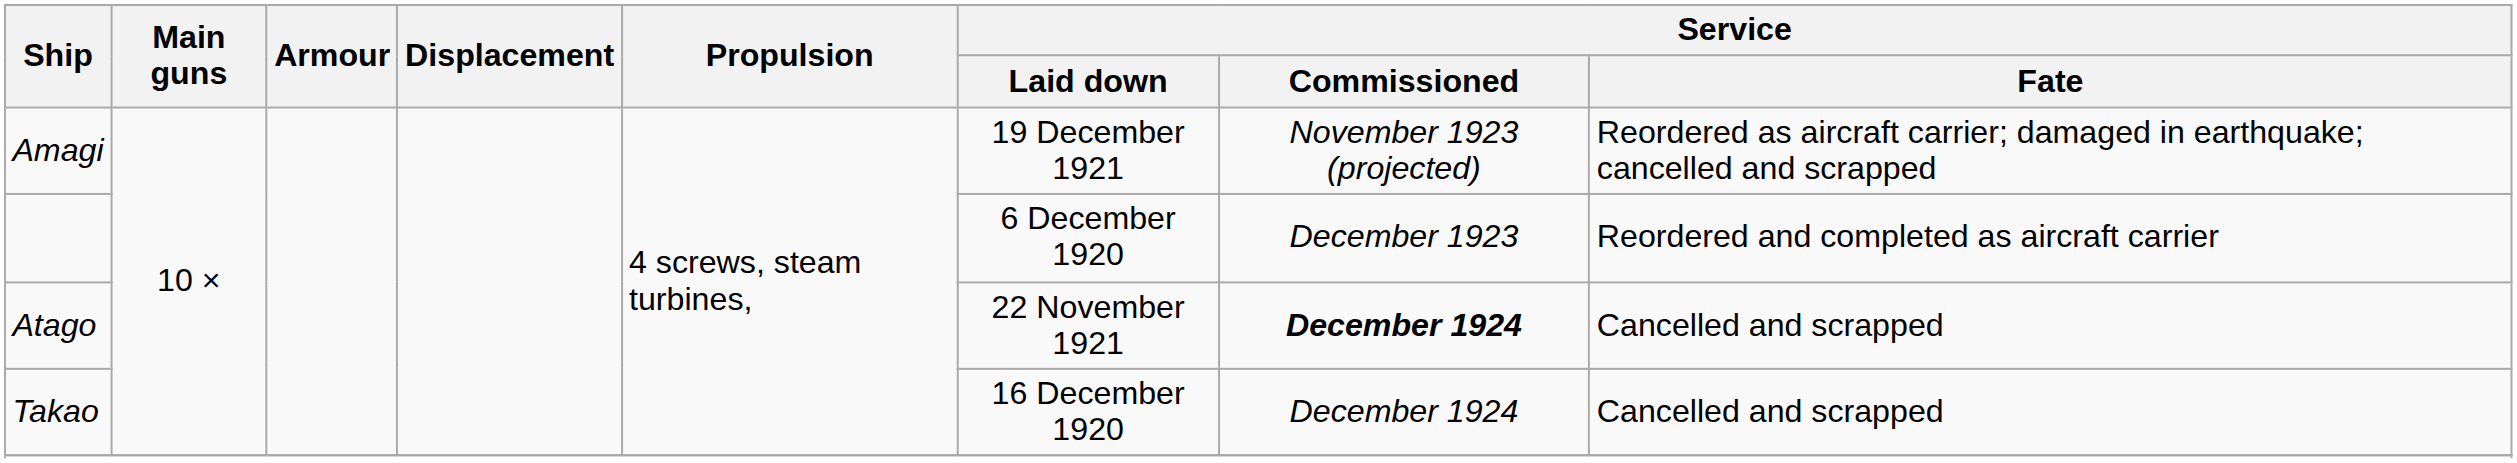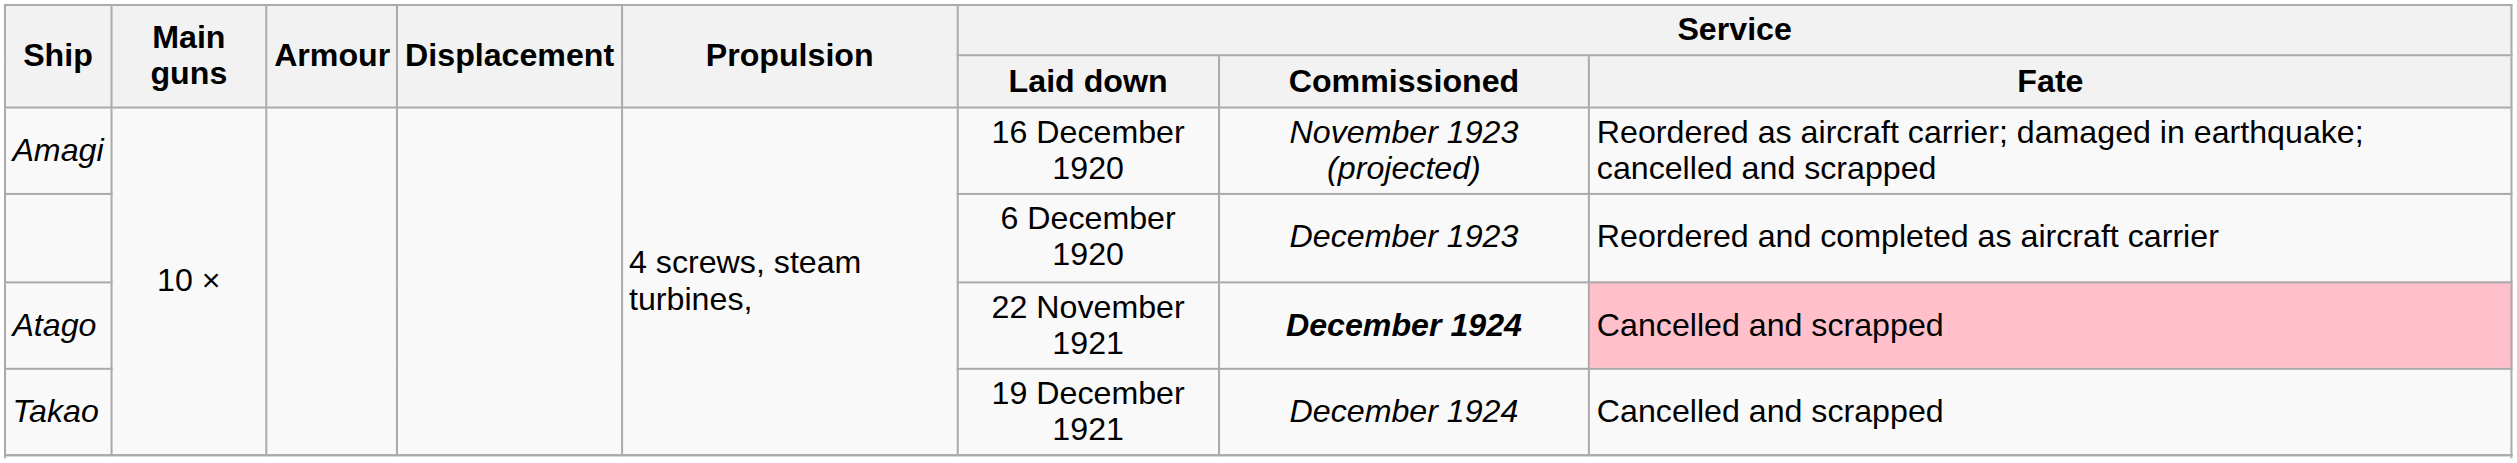(1088, 150) 19 December 1921 -> (1088, 150) 16 December 1920
(1770, 324) no background -> (1770, 324) pink background
(1088, 411) 16 December 1920 -> (1088, 411) 19 December 1921
